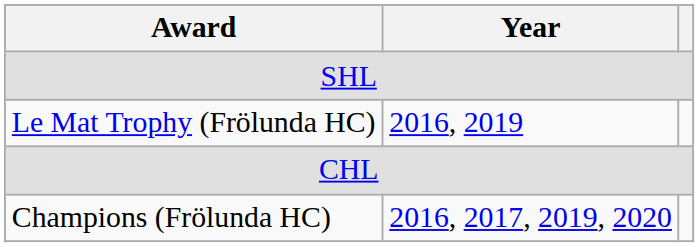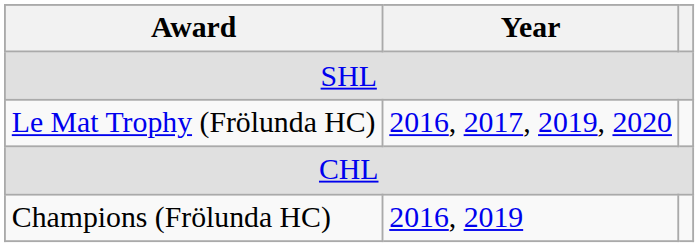(456, 122) 2016, 2019 -> (531, 122) 2016, 2017, 2019, 2020
(531, 216) 2016, 2017, 2019, 2020 -> (456, 216) 2016, 2019
